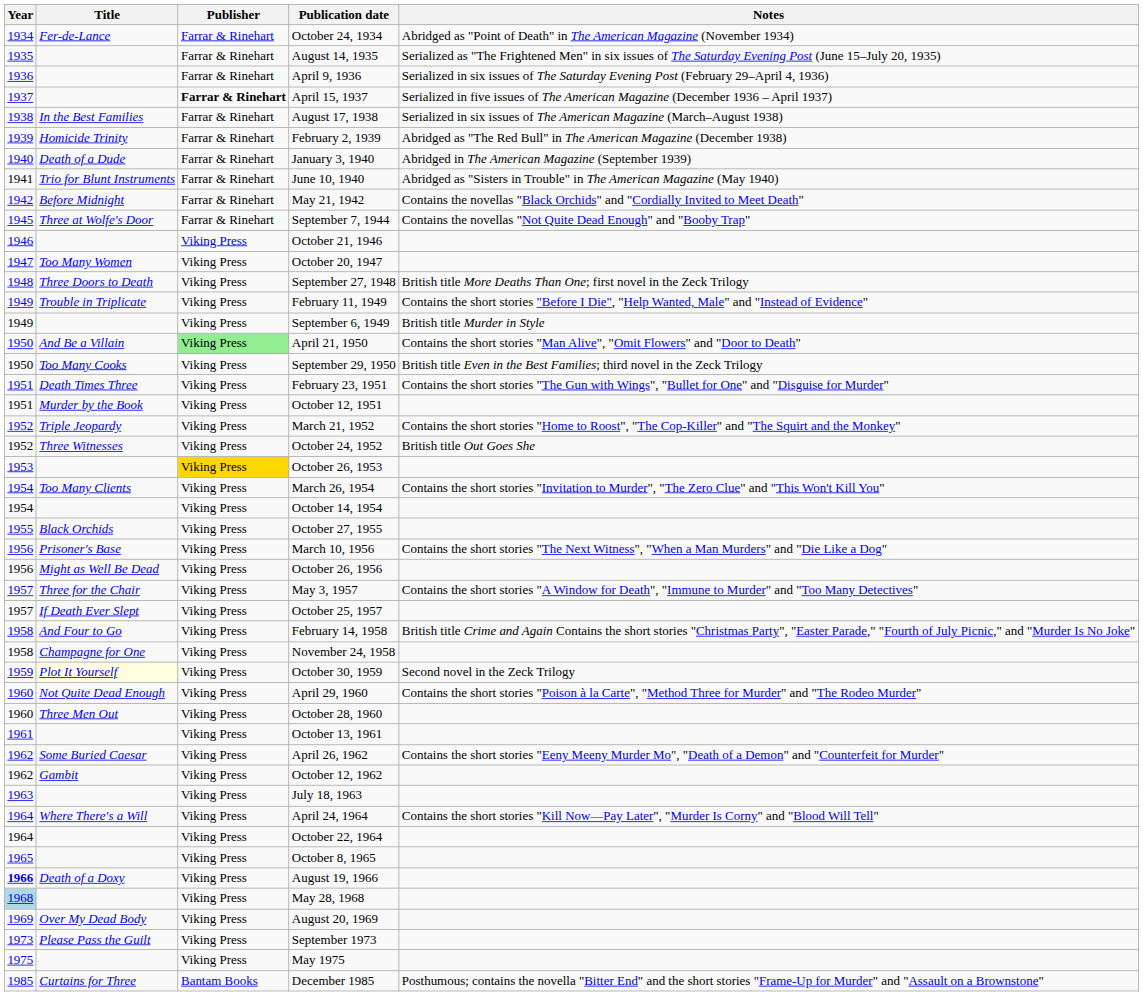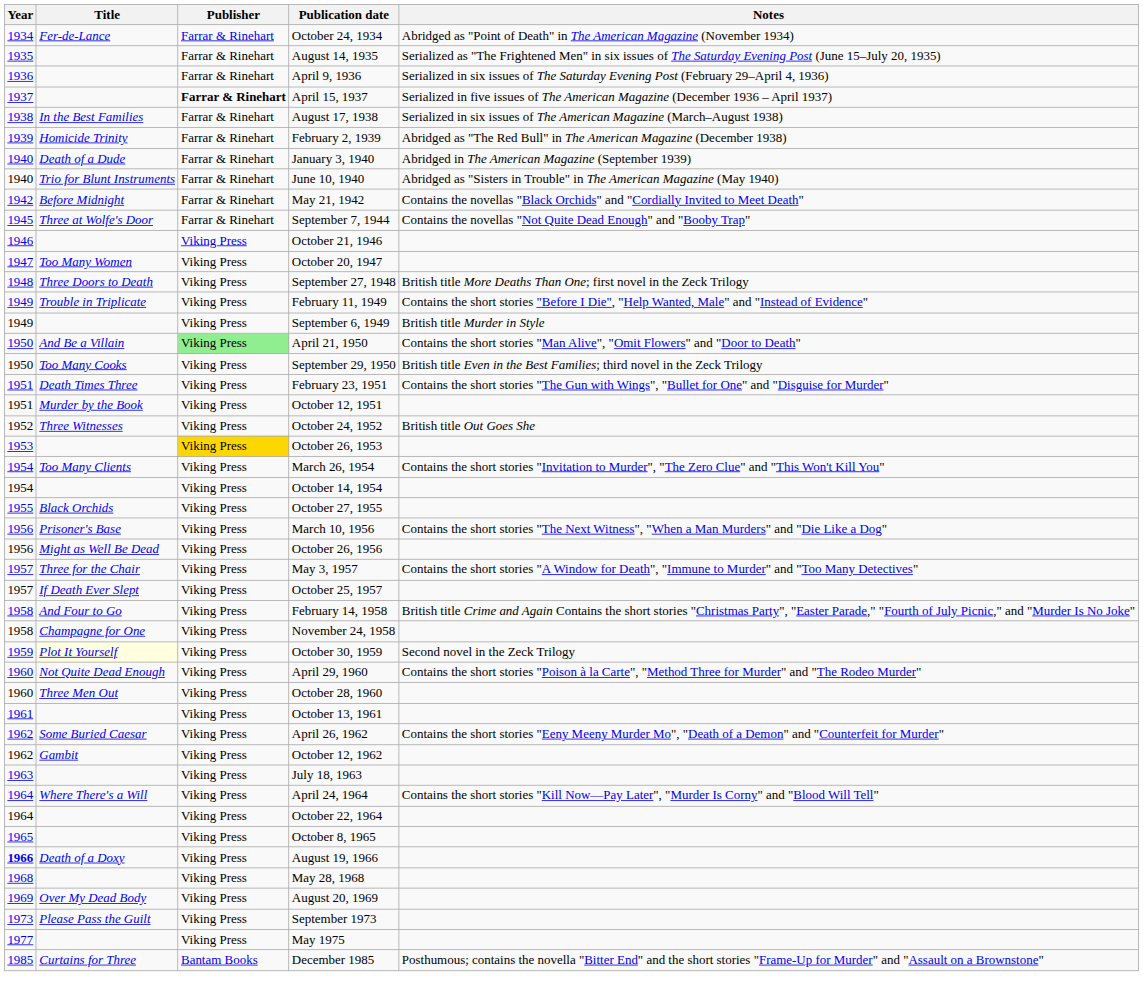(20, 179) 1941 -> (20, 179) 1940
- row: (333, 425)
(20, 898) lightblue background -> (20, 878) no background
(20, 960) 1975 -> (20, 939) 1977
